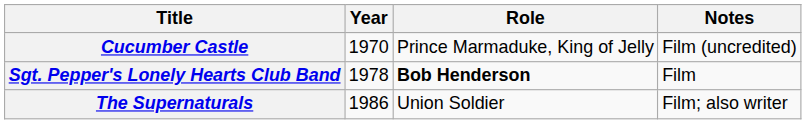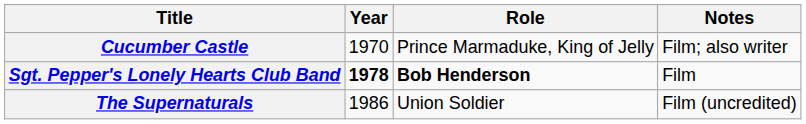(729, 47) Film (uncredited) -> (725, 47) Film; also writer
(369, 75) normal -> (369, 75) bold
(725, 103) Film; also writer -> (729, 103) Film (uncredited)
